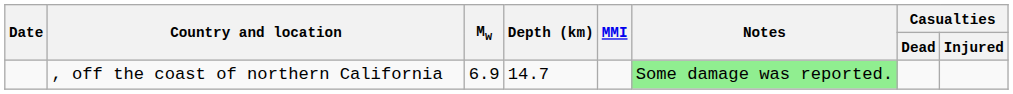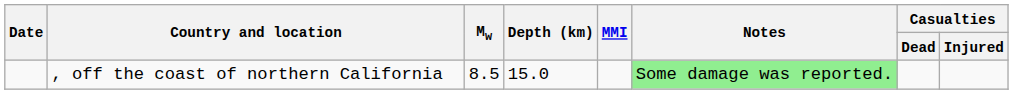(484, 75) 6.9 -> (484, 75) 8.5
(528, 75) 14.7 -> (528, 75) 15.0
